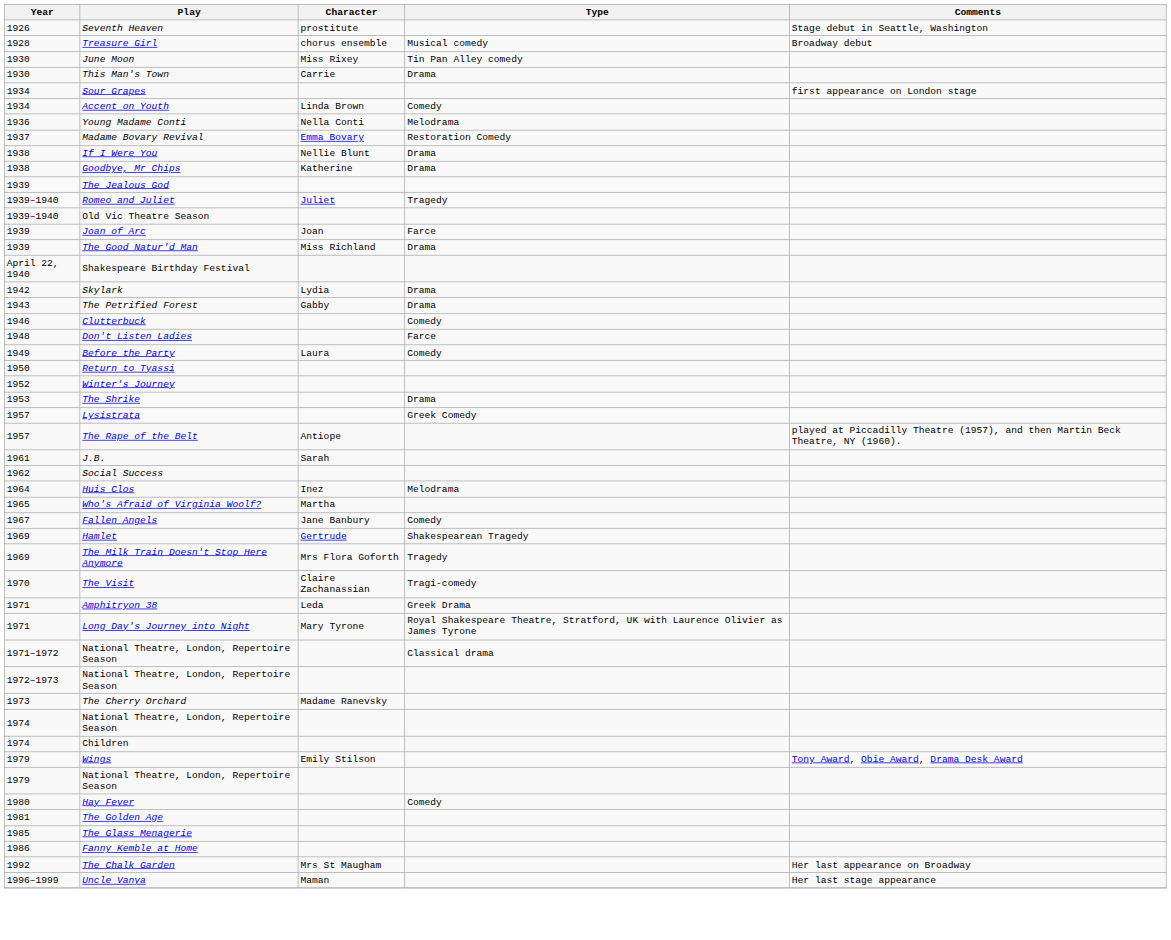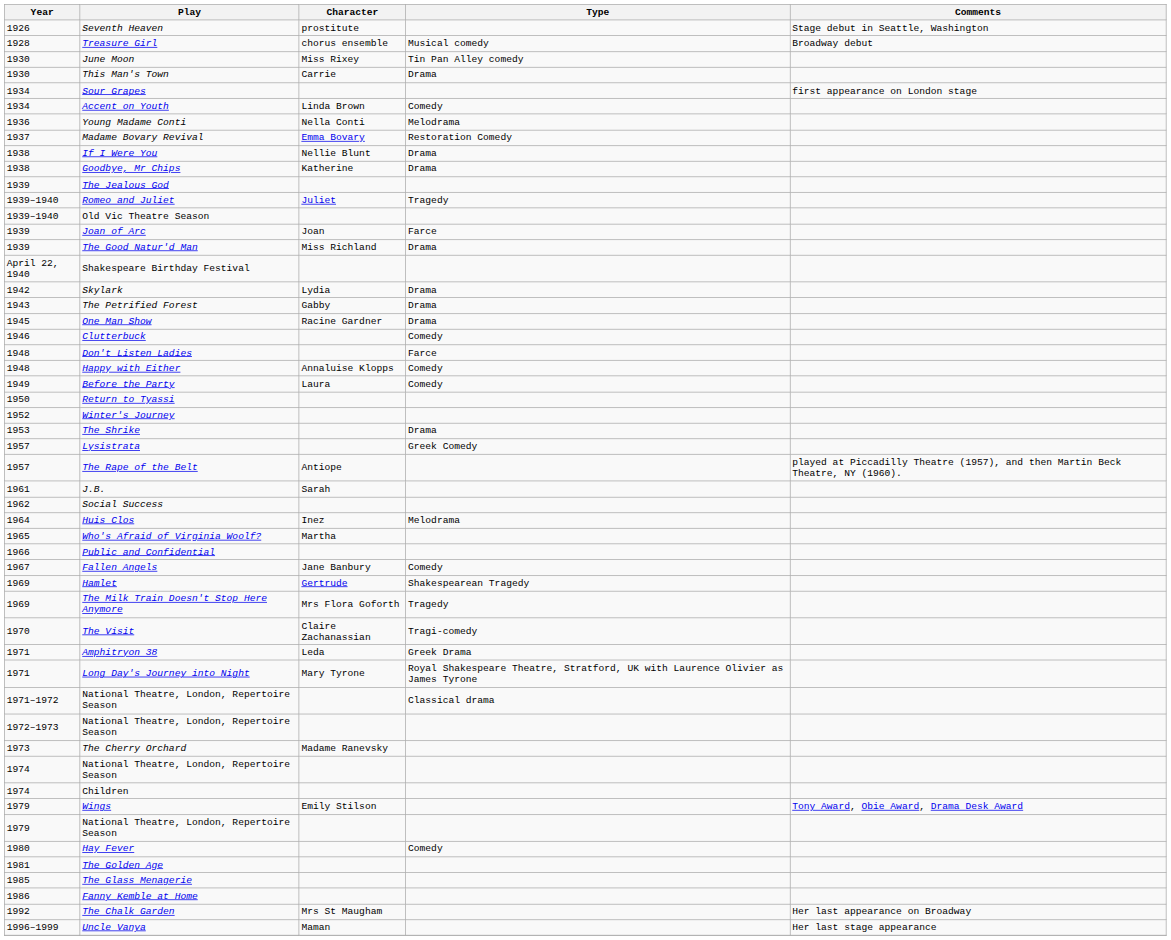+ row: (18, 321)
+ row: (18, 368)
+ row: (18, 552)
